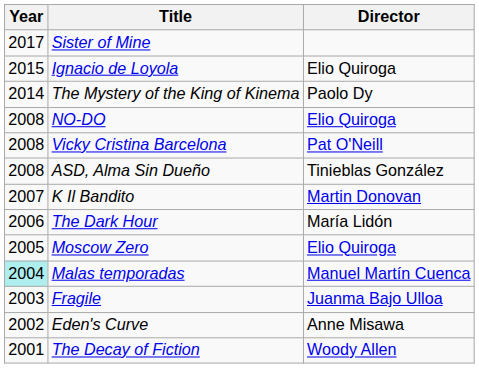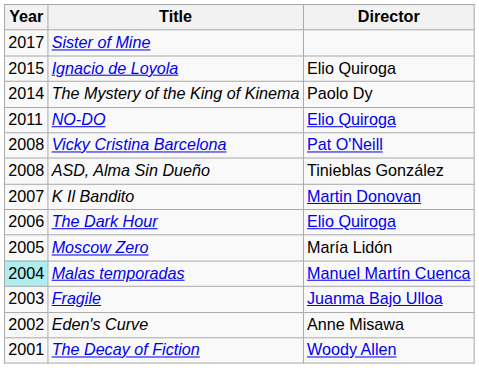(26, 119) 2008 -> (26, 119) 2011
(350, 222) María Lidón -> (351, 222) Elio Quiroga
(351, 247) Elio Quiroga -> (350, 247) María Lidón
